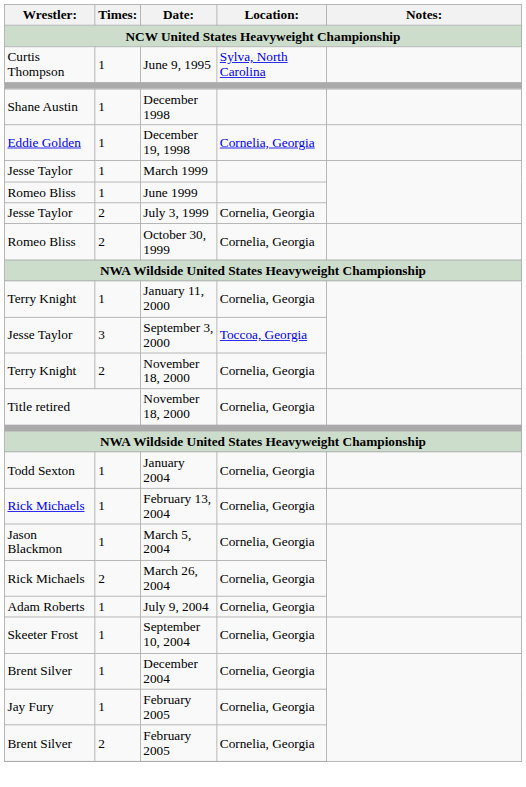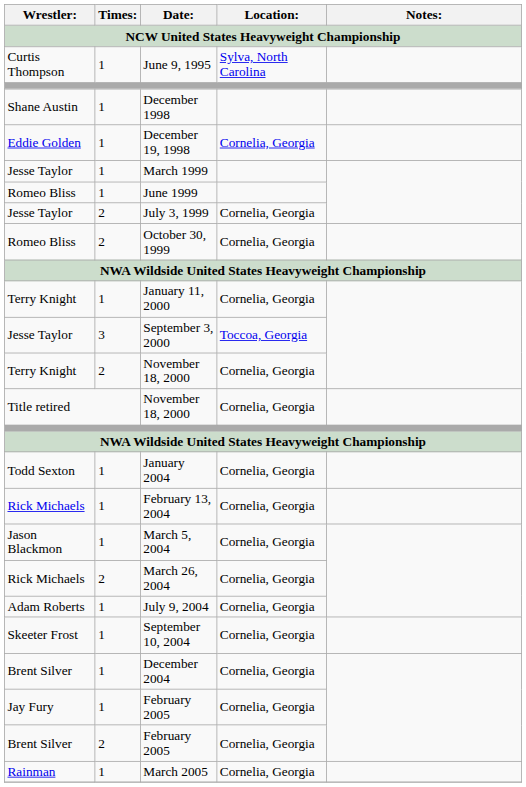+ row: (31, 771)
